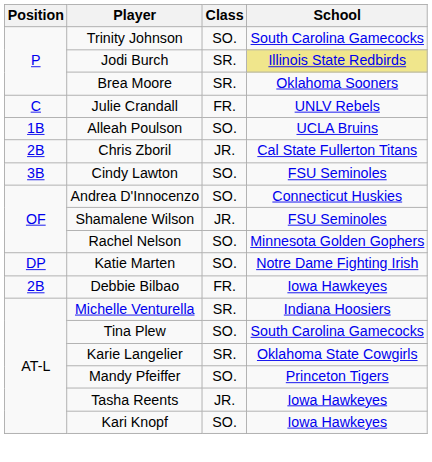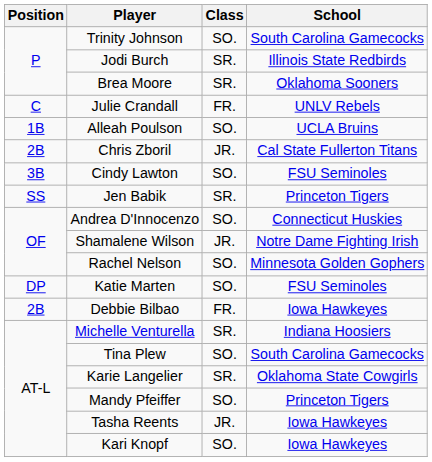(337, 60) khaki background -> (337, 60) no background
+ row: (135, 196)
(337, 219) FSU Seminoles -> (337, 241) Notre Dame Fighting Irish
(337, 264) Notre Dame Fighting Irish -> (337, 286) FSU Seminoles
